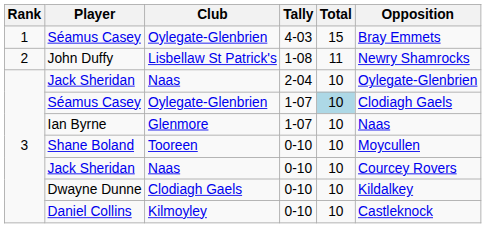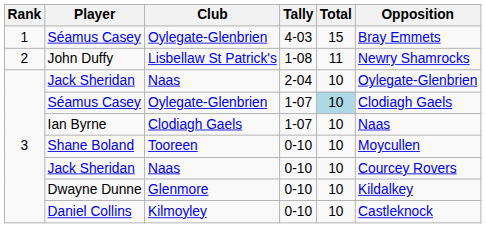(178, 124) Glenmore -> (195, 124) Clodiagh Gaels
(195, 189) Clodiagh Gaels -> (178, 189) Glenmore
